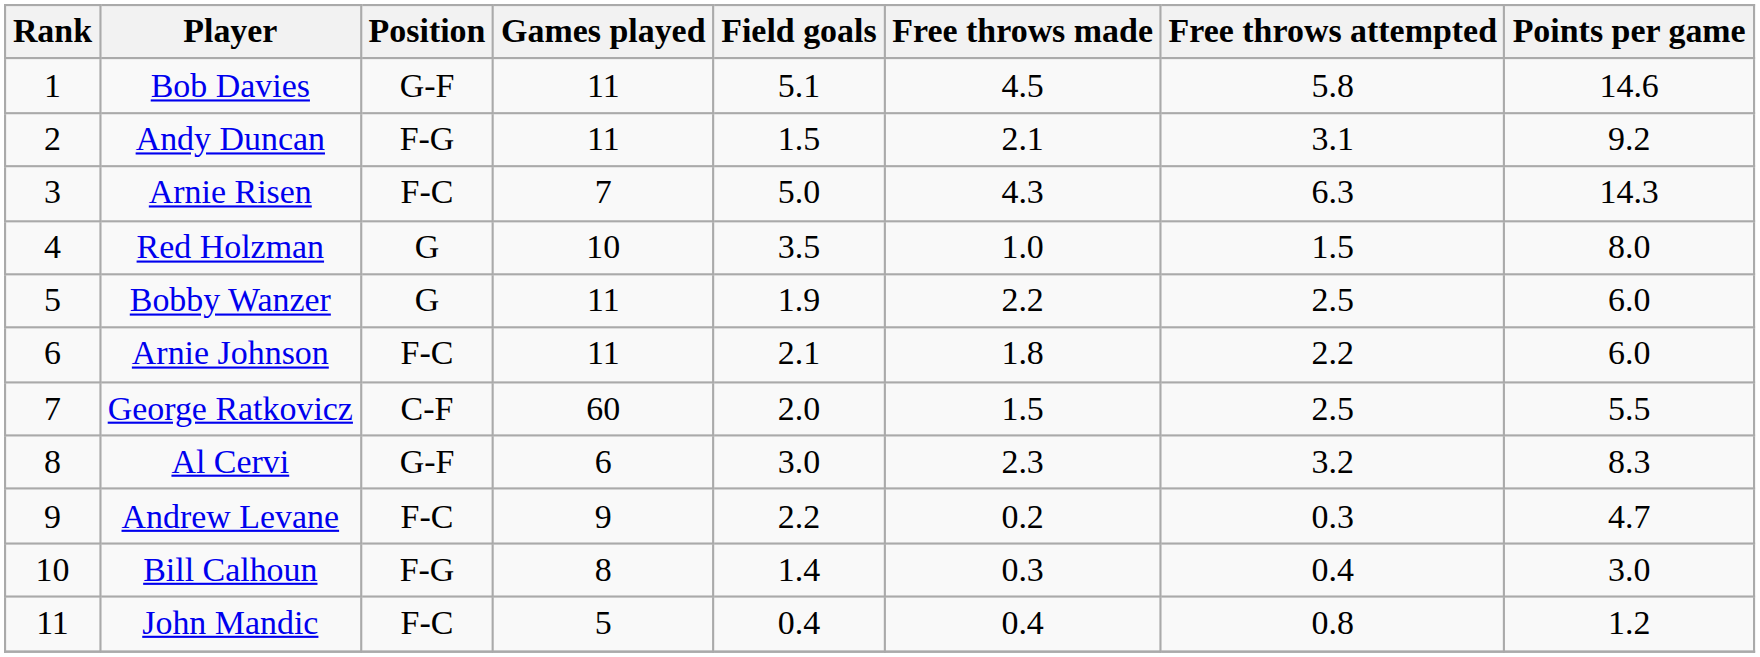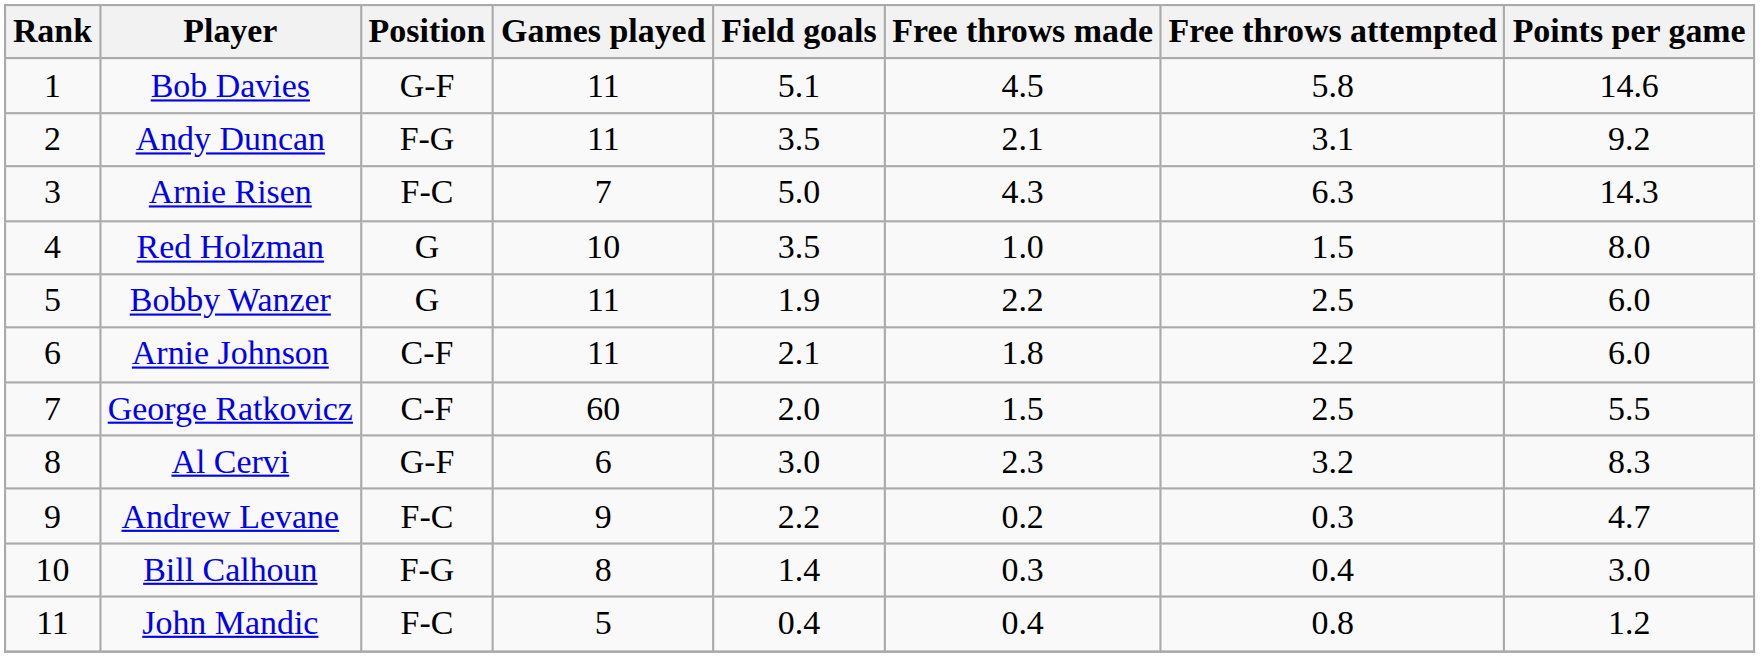(799, 138) 1.5 -> (799, 138) 3.5
(427, 354) F-C -> (427, 354) C-F
